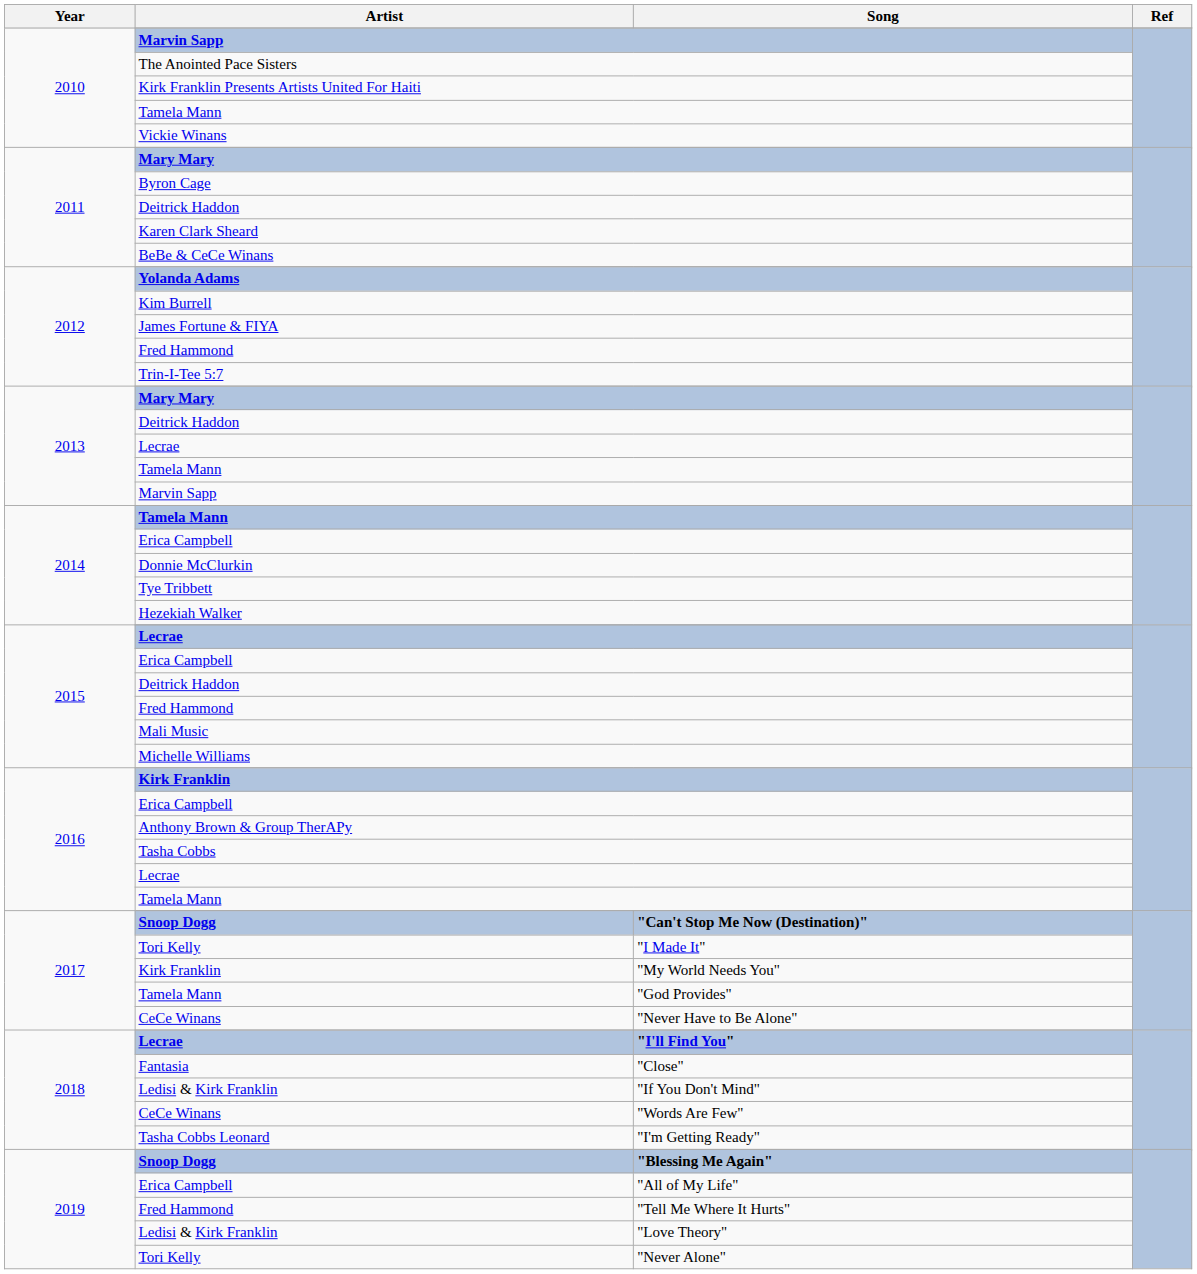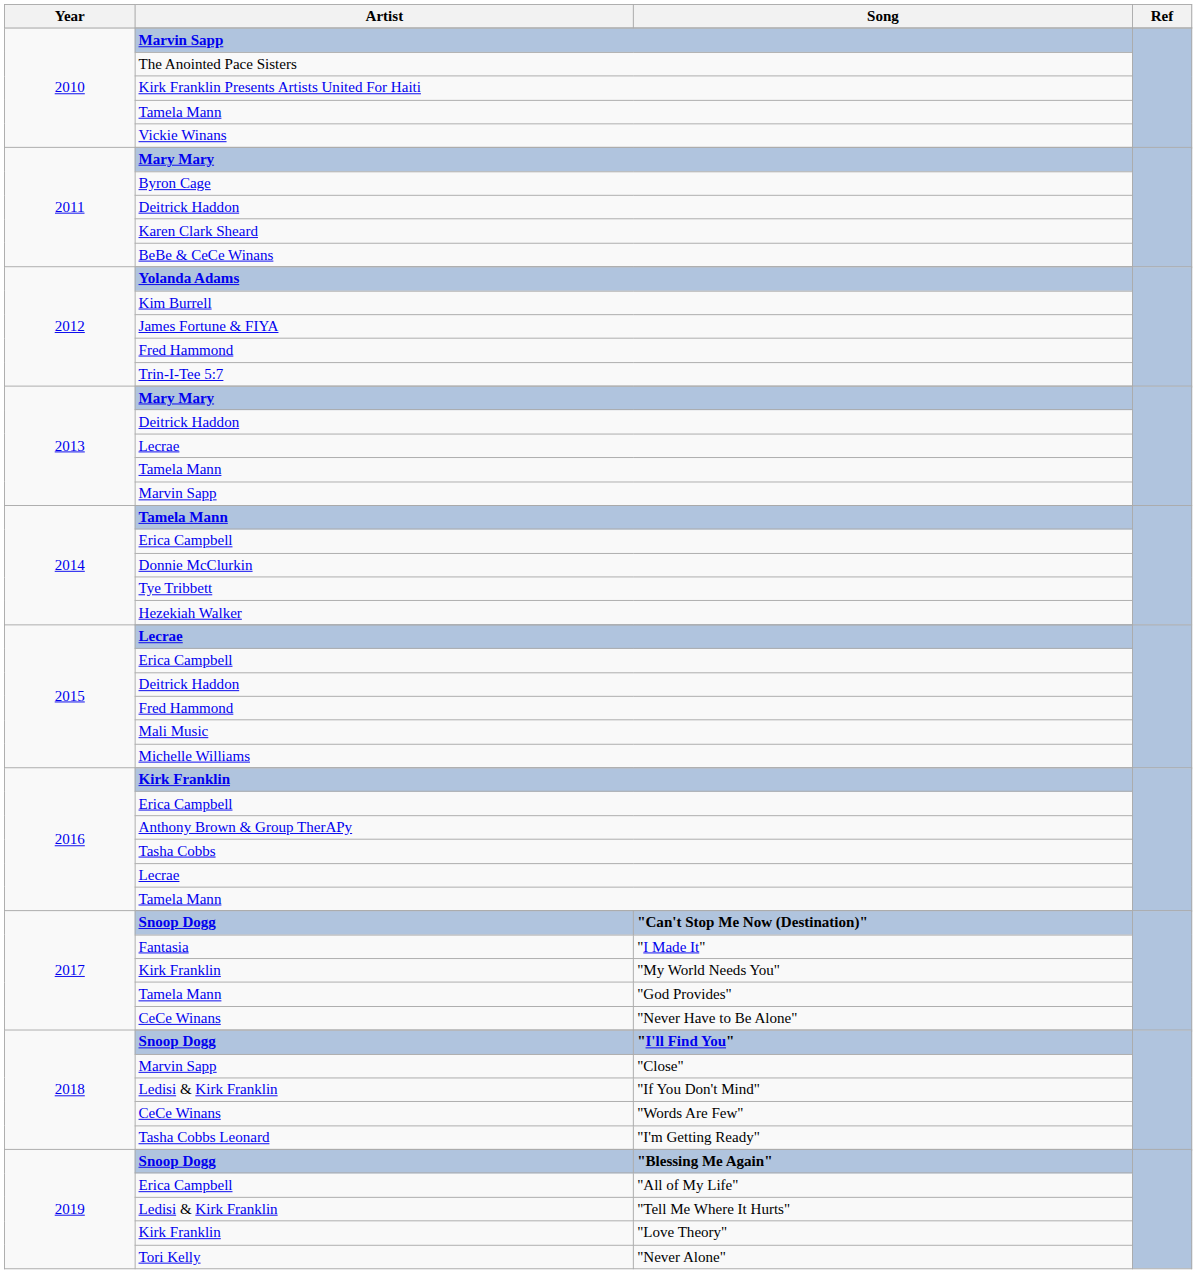(170, 946) Tori Kelly -> (164, 946) Fantasia
(161, 1042) Lecrae -> (177, 1042) Snoop Dogg
(164, 1065) Fantasia -> (178, 1065) Marvin Sapp
(186, 1209) Fred Hammond -> (208, 1209) Ledisi & Kirk Franklin
(208, 1232) Ledisi & Kirk Franklin -> (180, 1232) Kirk Franklin
